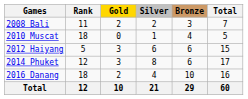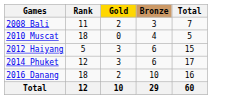- column: (154, 11)
